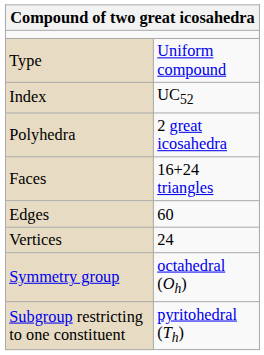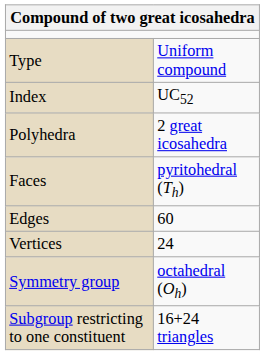(185, 178) 16+24 triangles -> (197, 181) pyritohedral (Th)
(197, 325) pyritohedral (Th) -> (185, 327) 16+24 triangles
